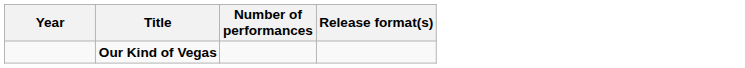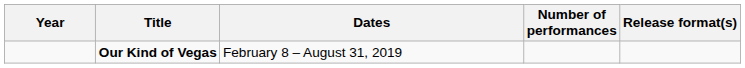+ column: (372, 22)
